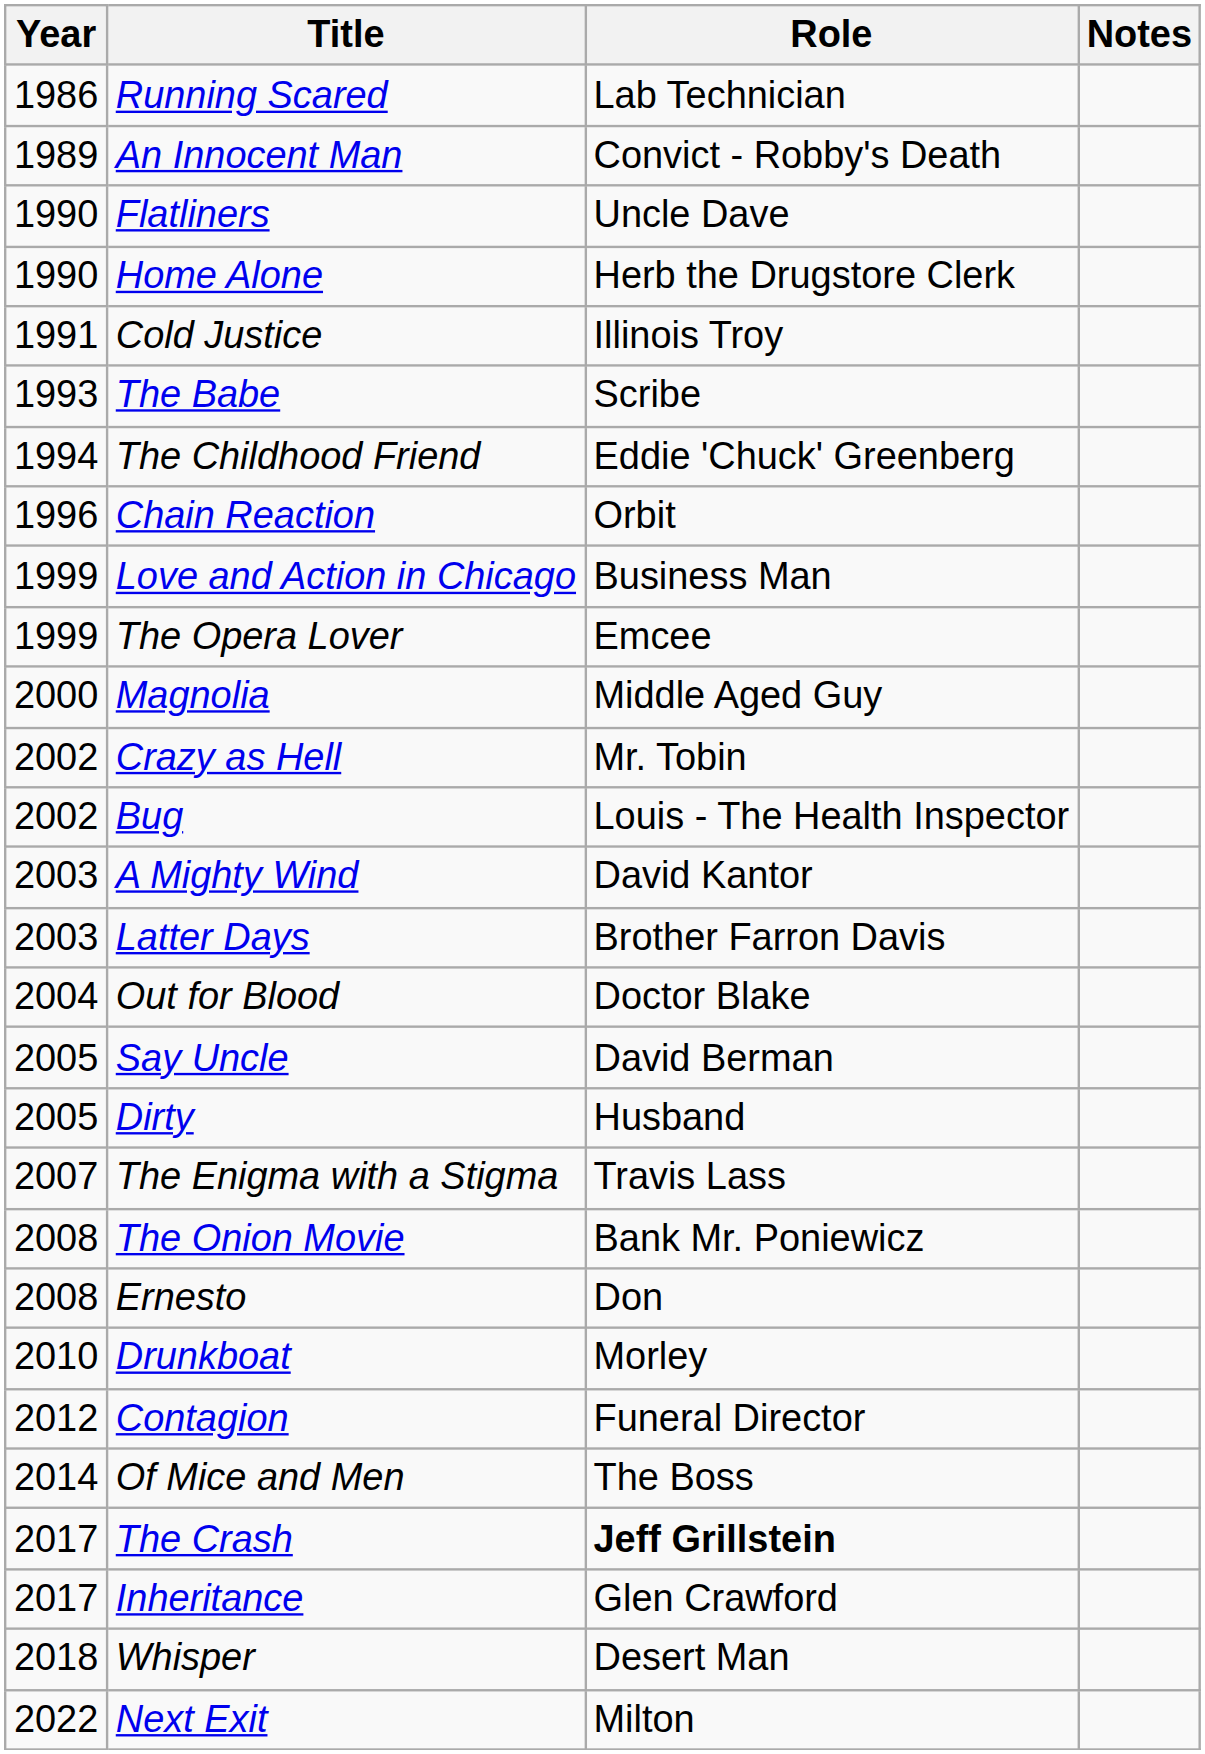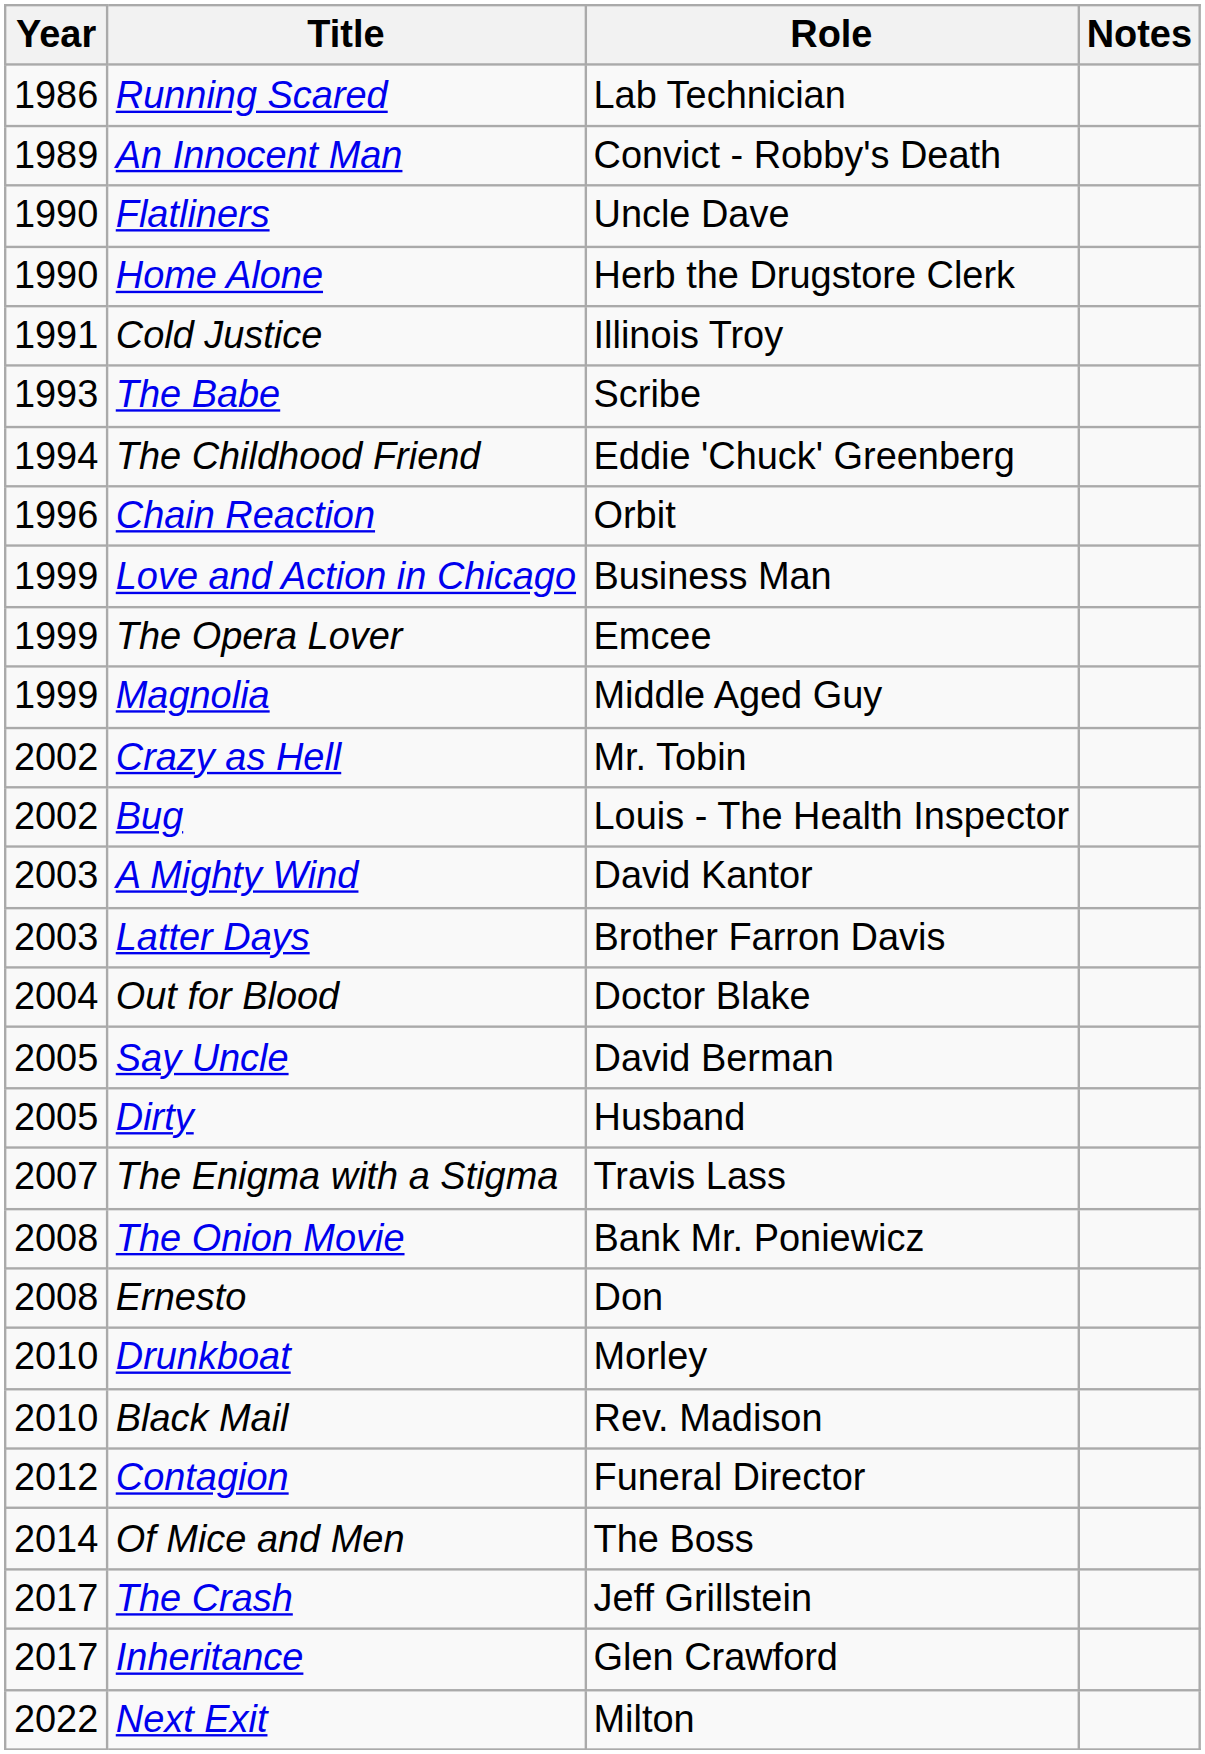(56, 696) 2000 -> (56, 696) 1999
+ row: (202, 1417)
(715, 1538) bold -> (703, 1598) normal
- row: (185, 1658)
